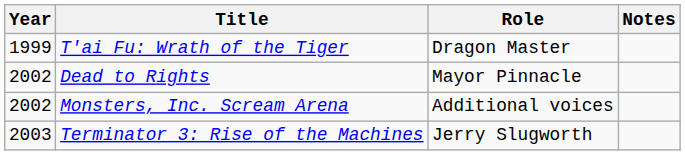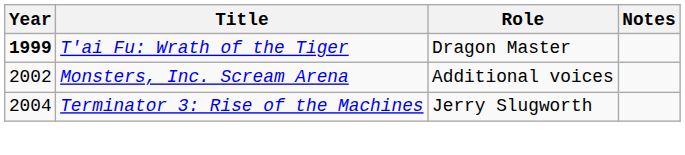(30, 48) normal -> (30, 48) bold
- row: (135, 77)
(30, 135) 2003 -> (30, 106) 2004
